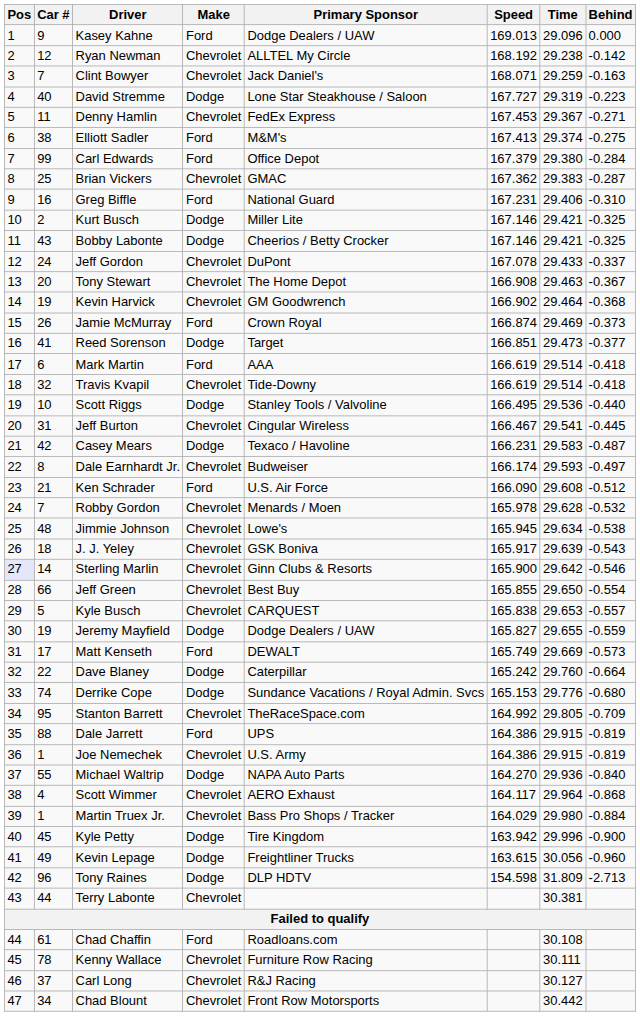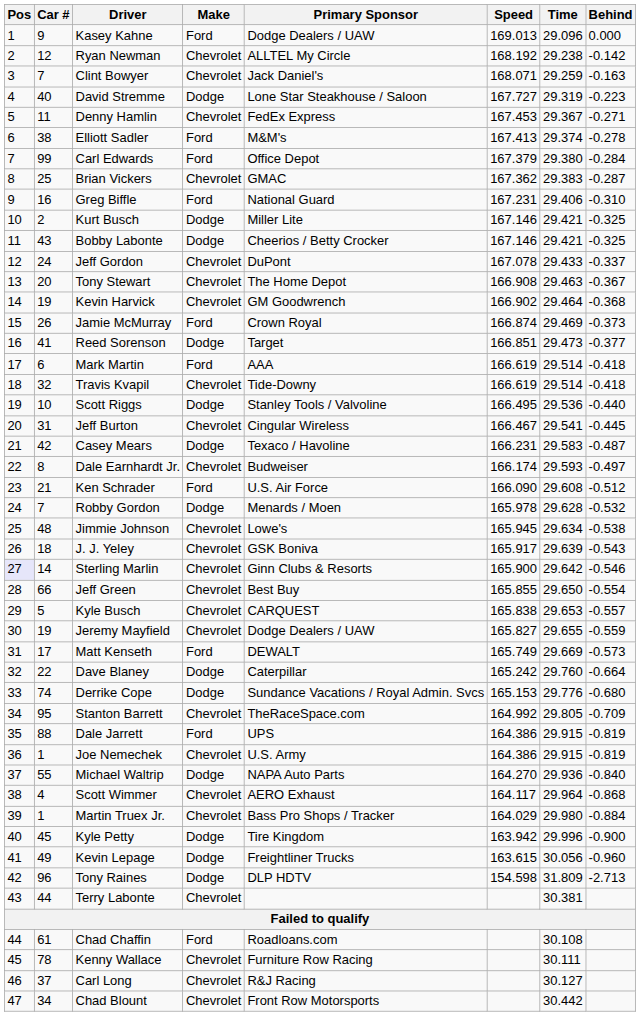(607, 138) -0.275 -> (607, 138) -0.278
(214, 508) Chevrolet -> (205, 508) Dodge
(205, 631) Dodge -> (214, 631) Chevrolet
